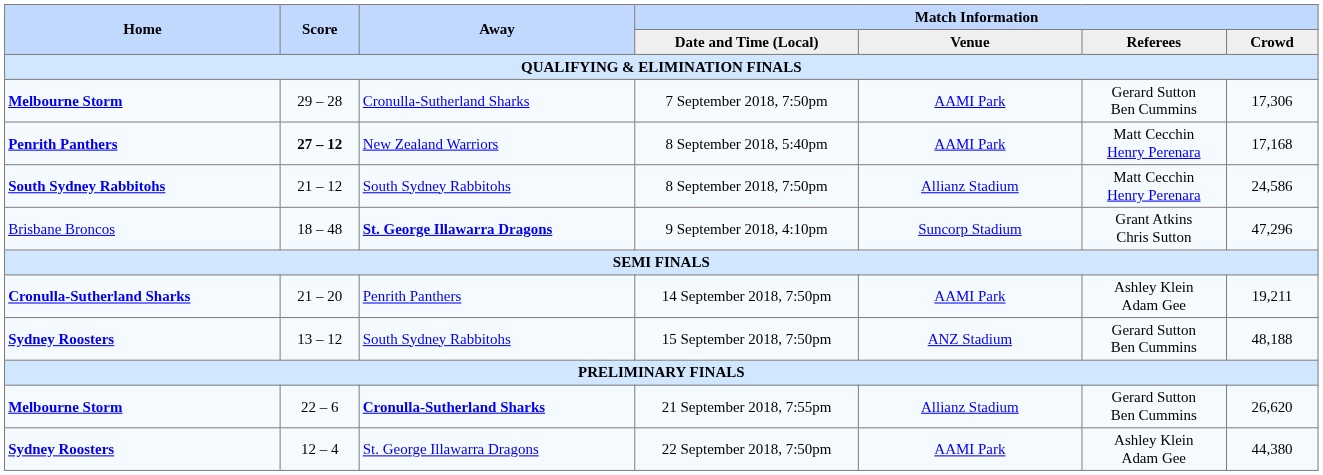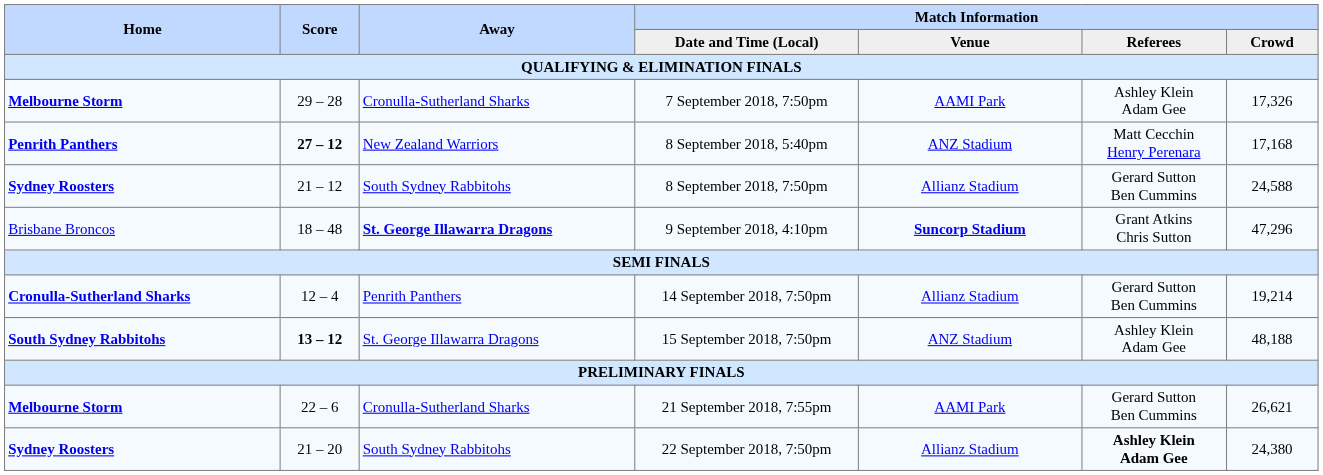(1154, 100) Gerard Sutton Ben Cummins -> (1154, 100) Ashley Klein Adam Gee
(1272, 100) 17,306 -> (1272, 100) 17,326
(970, 143) AAMI Park -> (970, 143) ANZ Stadium
(87, 185) South Sydney Rabbitohs -> (61, 185) Sydney Roosters
(1154, 185) Matt Cecchin Henry Perenara -> (1154, 185) Gerard Sutton Ben Cummins
(1272, 185) 24,586 -> (1272, 185) 24,588
(970, 228) normal -> (970, 228) bold
(320, 296) 21 – 20 -> (320, 296) 12 – 4
(970, 296) AAMI Park -> (970, 296) Allianz Stadium
(1154, 296) Ashley Klein Adam Gee -> (1154, 296) Gerard Sutton Ben Cummins
(1272, 296) 19,211 -> (1272, 296) 19,214
(61, 338) Sydney Roosters -> (87, 338) South Sydney Rabbitohs
(320, 338) normal -> (320, 338) bold
(437, 338) South Sydney Rabbitohs -> (451, 338) St. George Illawarra Dragons
(1154, 338) Gerard Sutton Ben Cummins -> (1154, 338) Ashley Klein Adam Gee
(454, 406) bold -> (446, 406) normal
(970, 406) Allianz Stadium -> (970, 406) AAMI Park
(1272, 406) 26,620 -> (1272, 406) 26,621
(320, 449) 12 – 4 -> (320, 449) 21 – 20
(451, 449) St. George Illawarra Dragons -> (437, 449) South Sydney Rabbitohs
(970, 449) AAMI Park -> (970, 449) Allianz Stadium
(1154, 449) normal -> (1154, 449) bold
(1272, 449) 44,380 -> (1272, 449) 24,380
